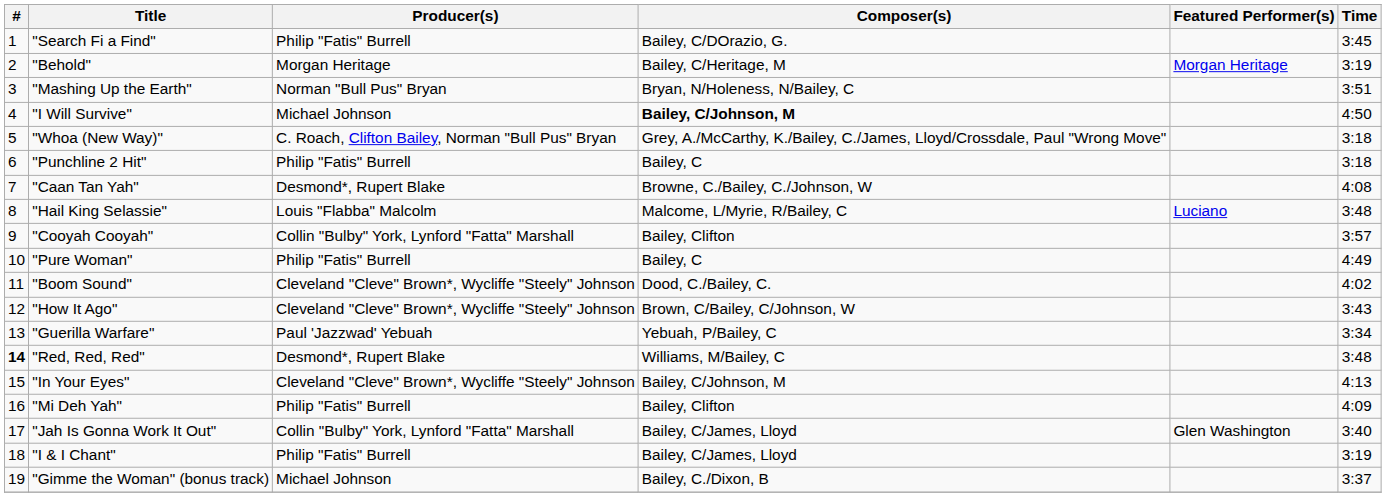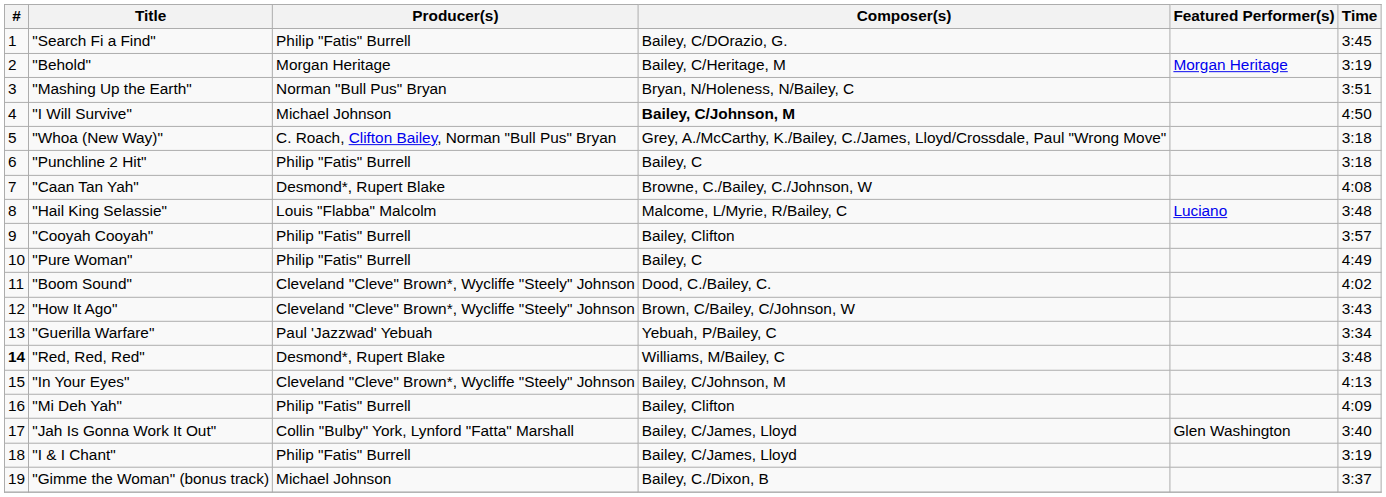(425, 235) Collin "Bulby" York, Lynford "Fatta" Marshall -> (343, 235) Philip "Fatis" Burrell
